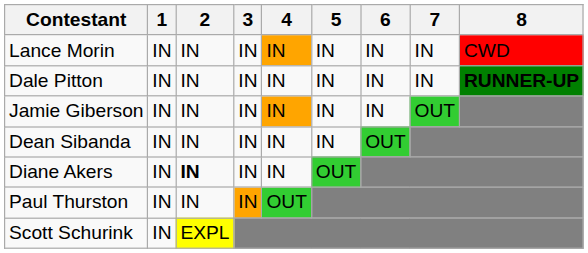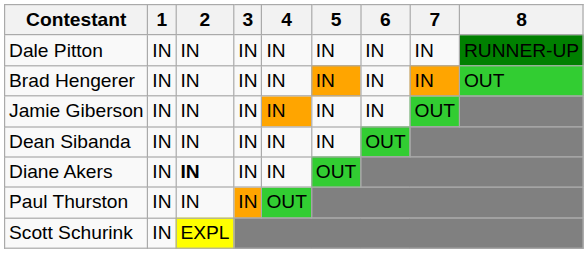- row: (62, 50)
(522, 80) bold -> (522, 50) normal
+ row: (72, 80)
